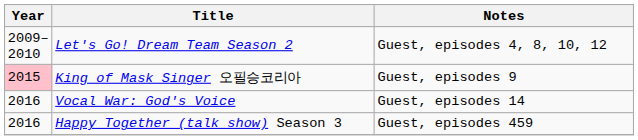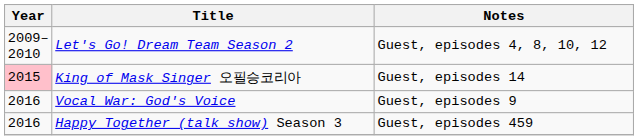(447, 77) Guest, episodes 9 -> (451, 77) Guest, episodes 14
(451, 101) Guest, episodes 14 -> (447, 101) Guest, episodes 9
